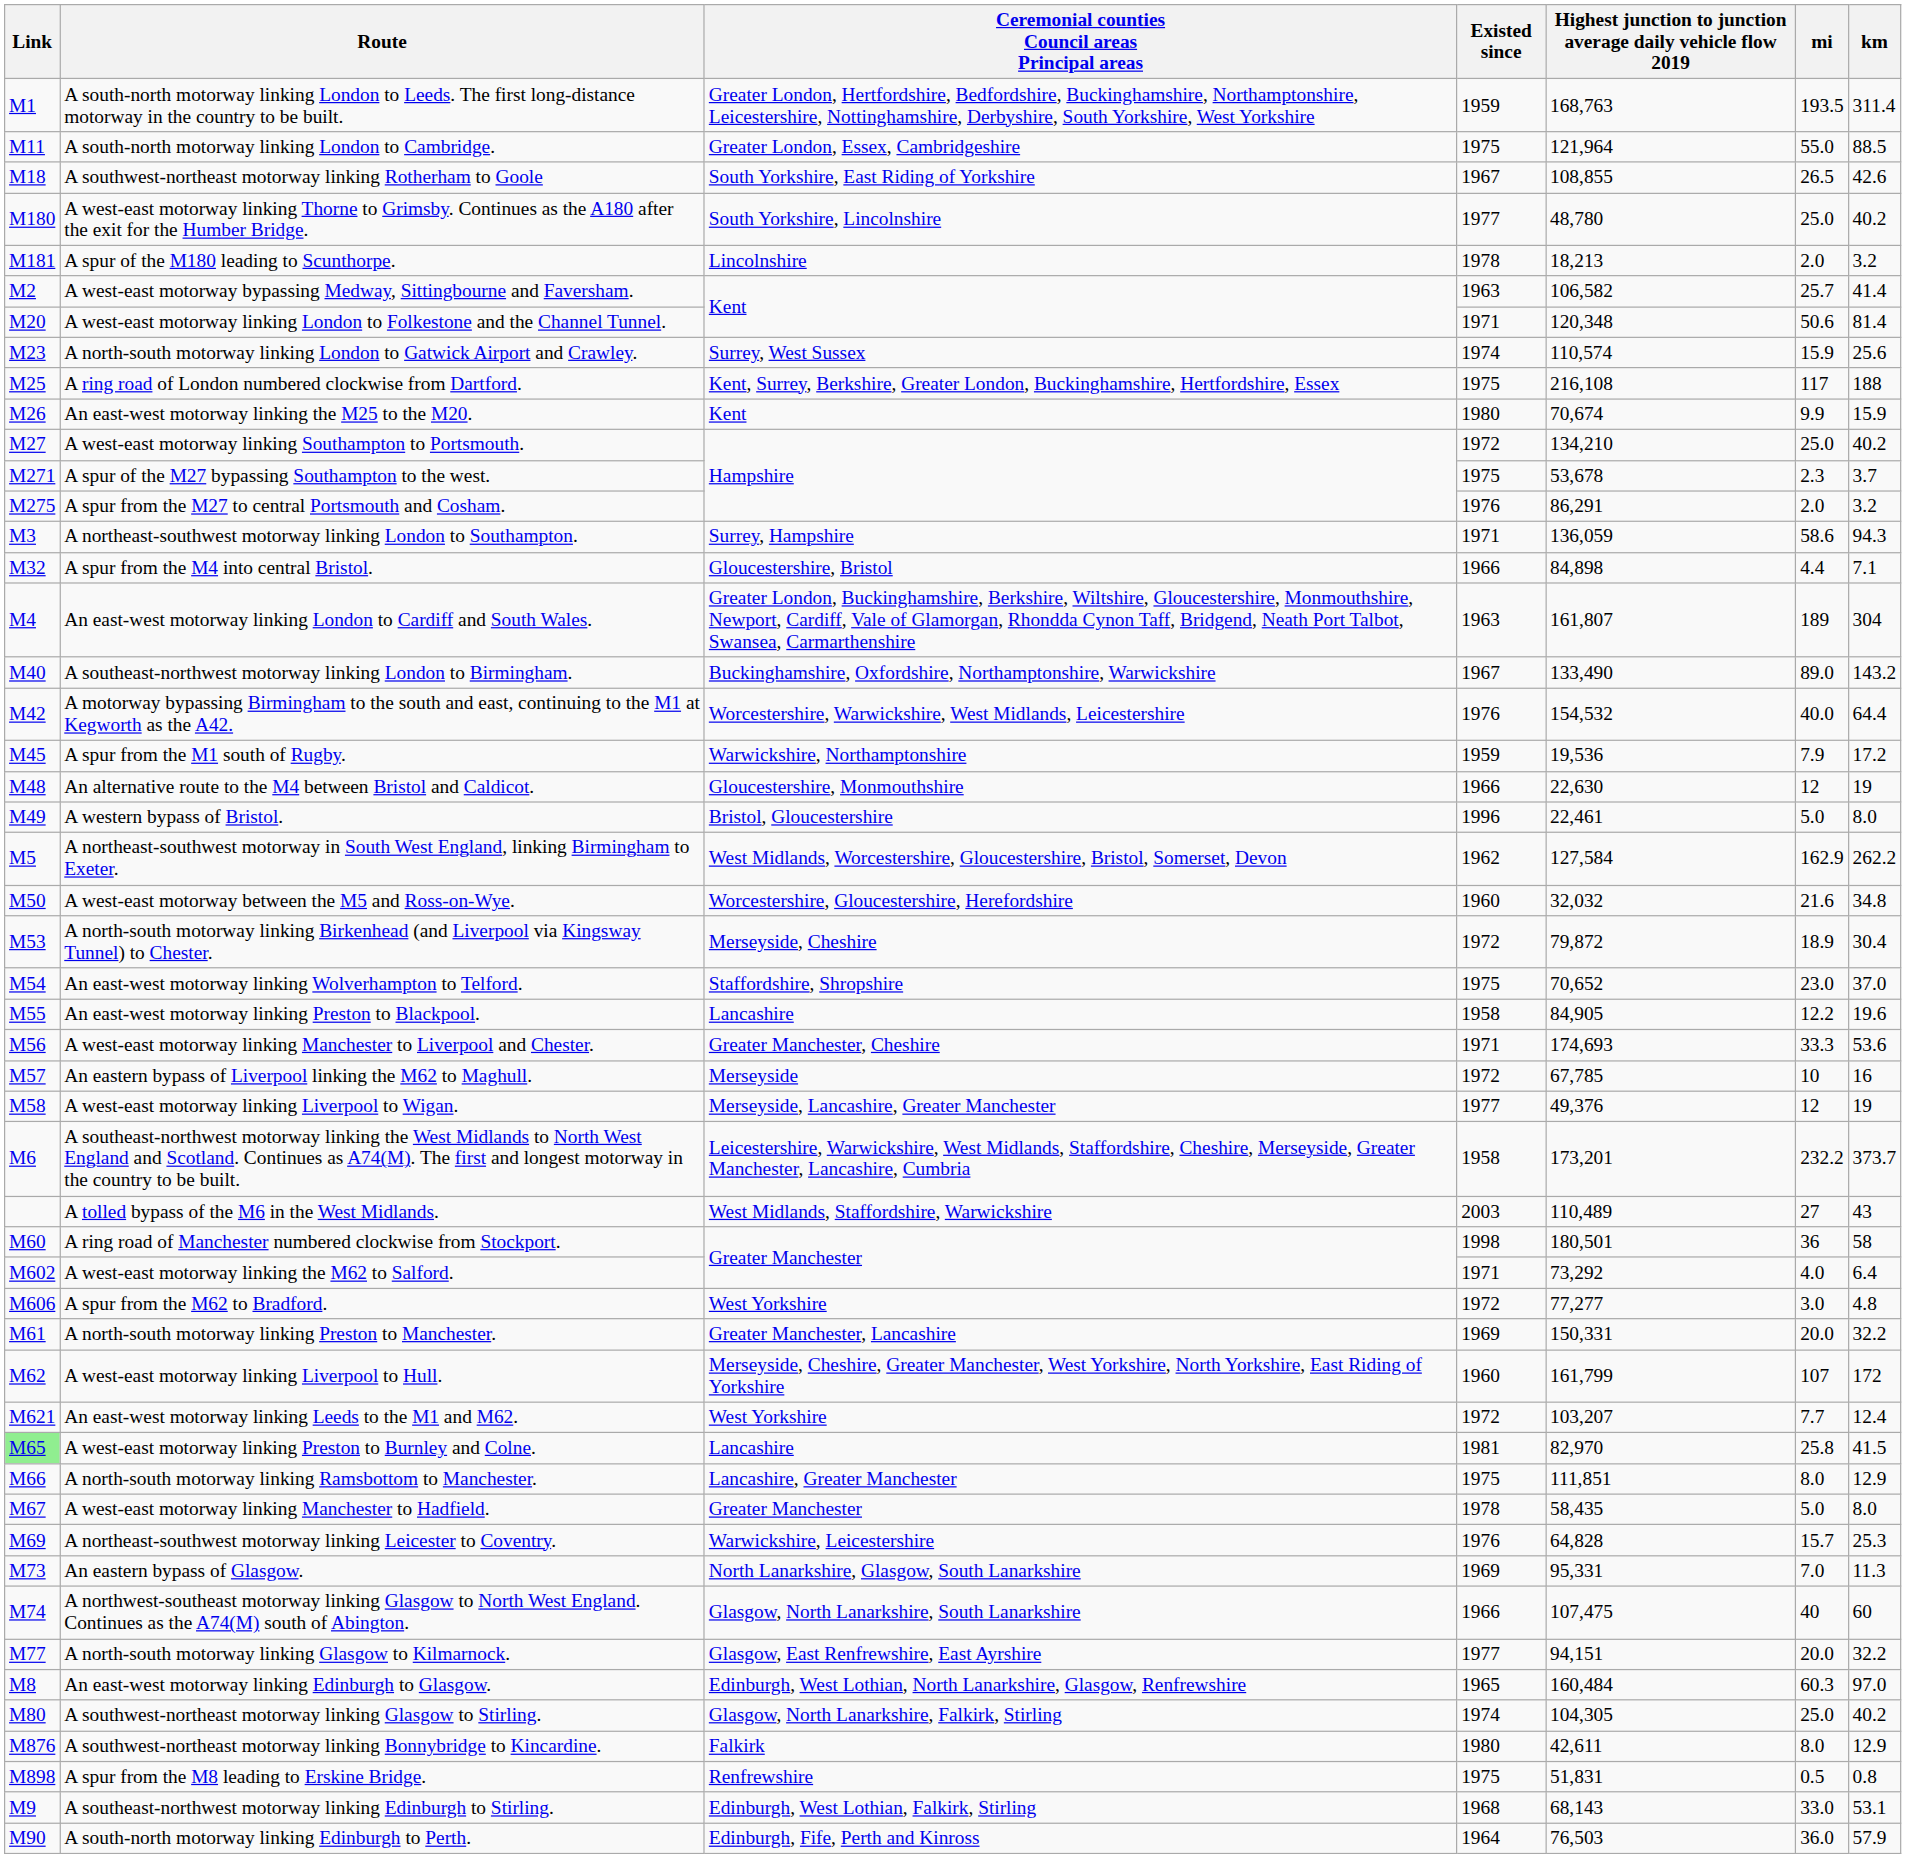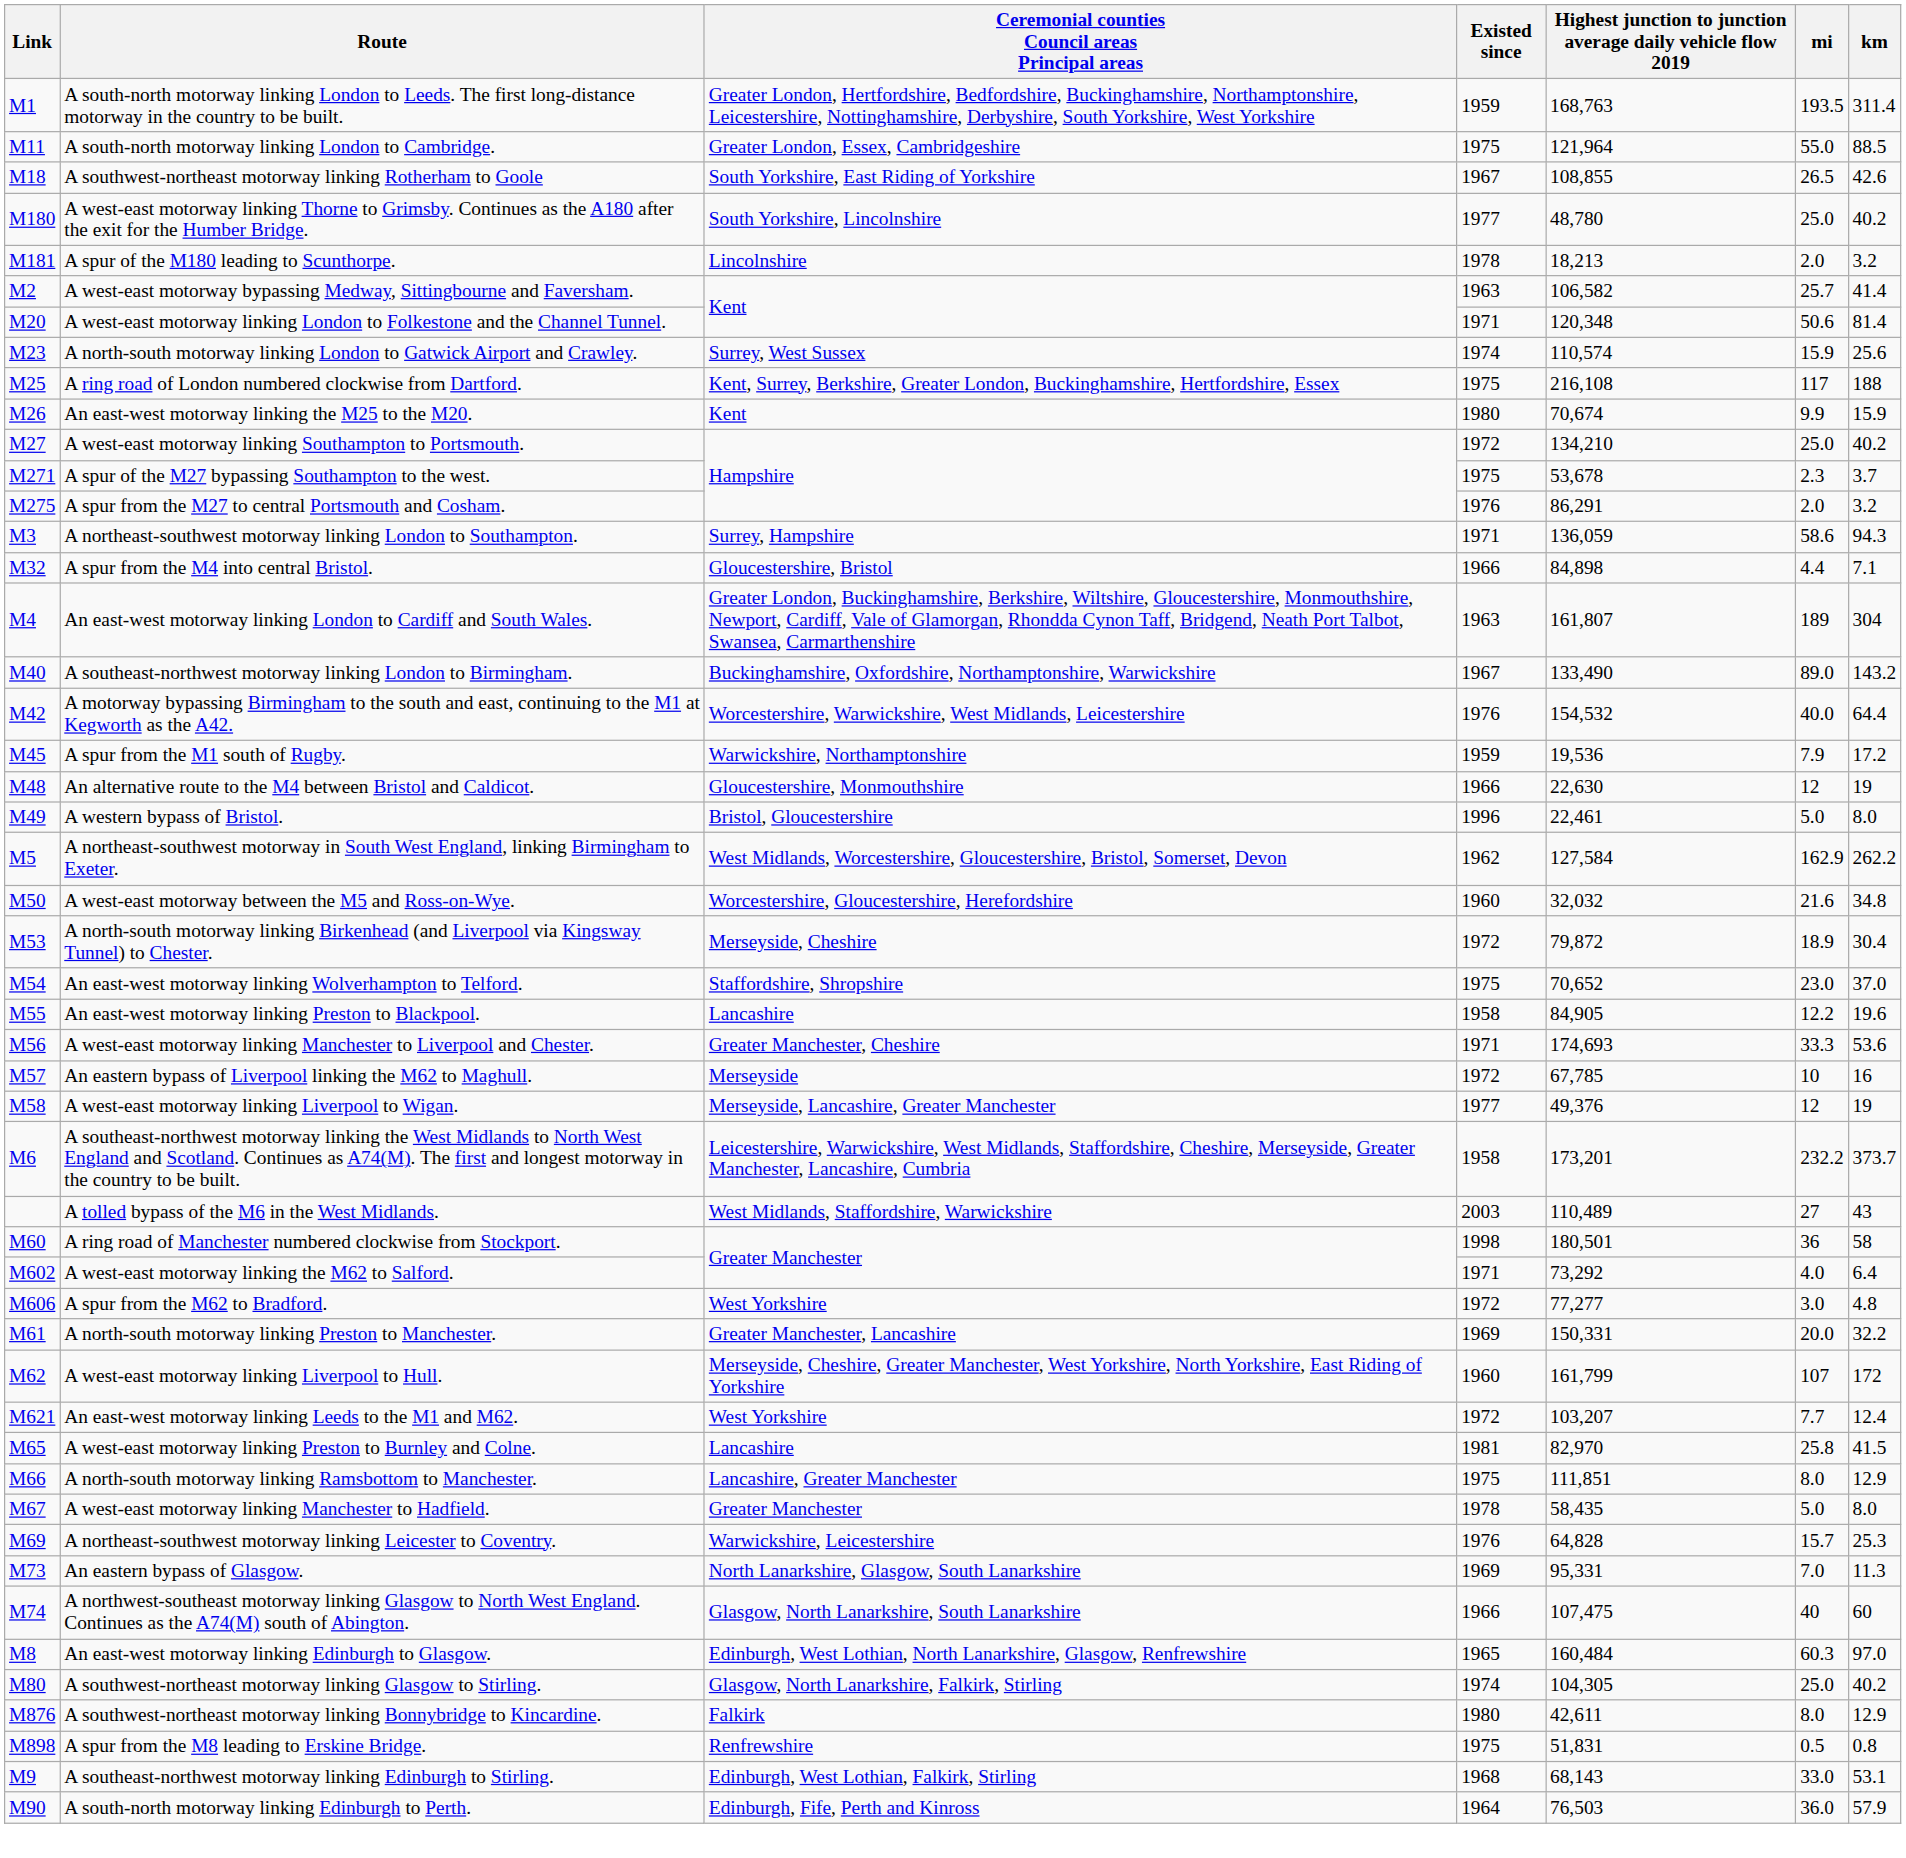(27, 1447) lightgreen background -> (27, 1447) no background
- row: (287, 1653)
